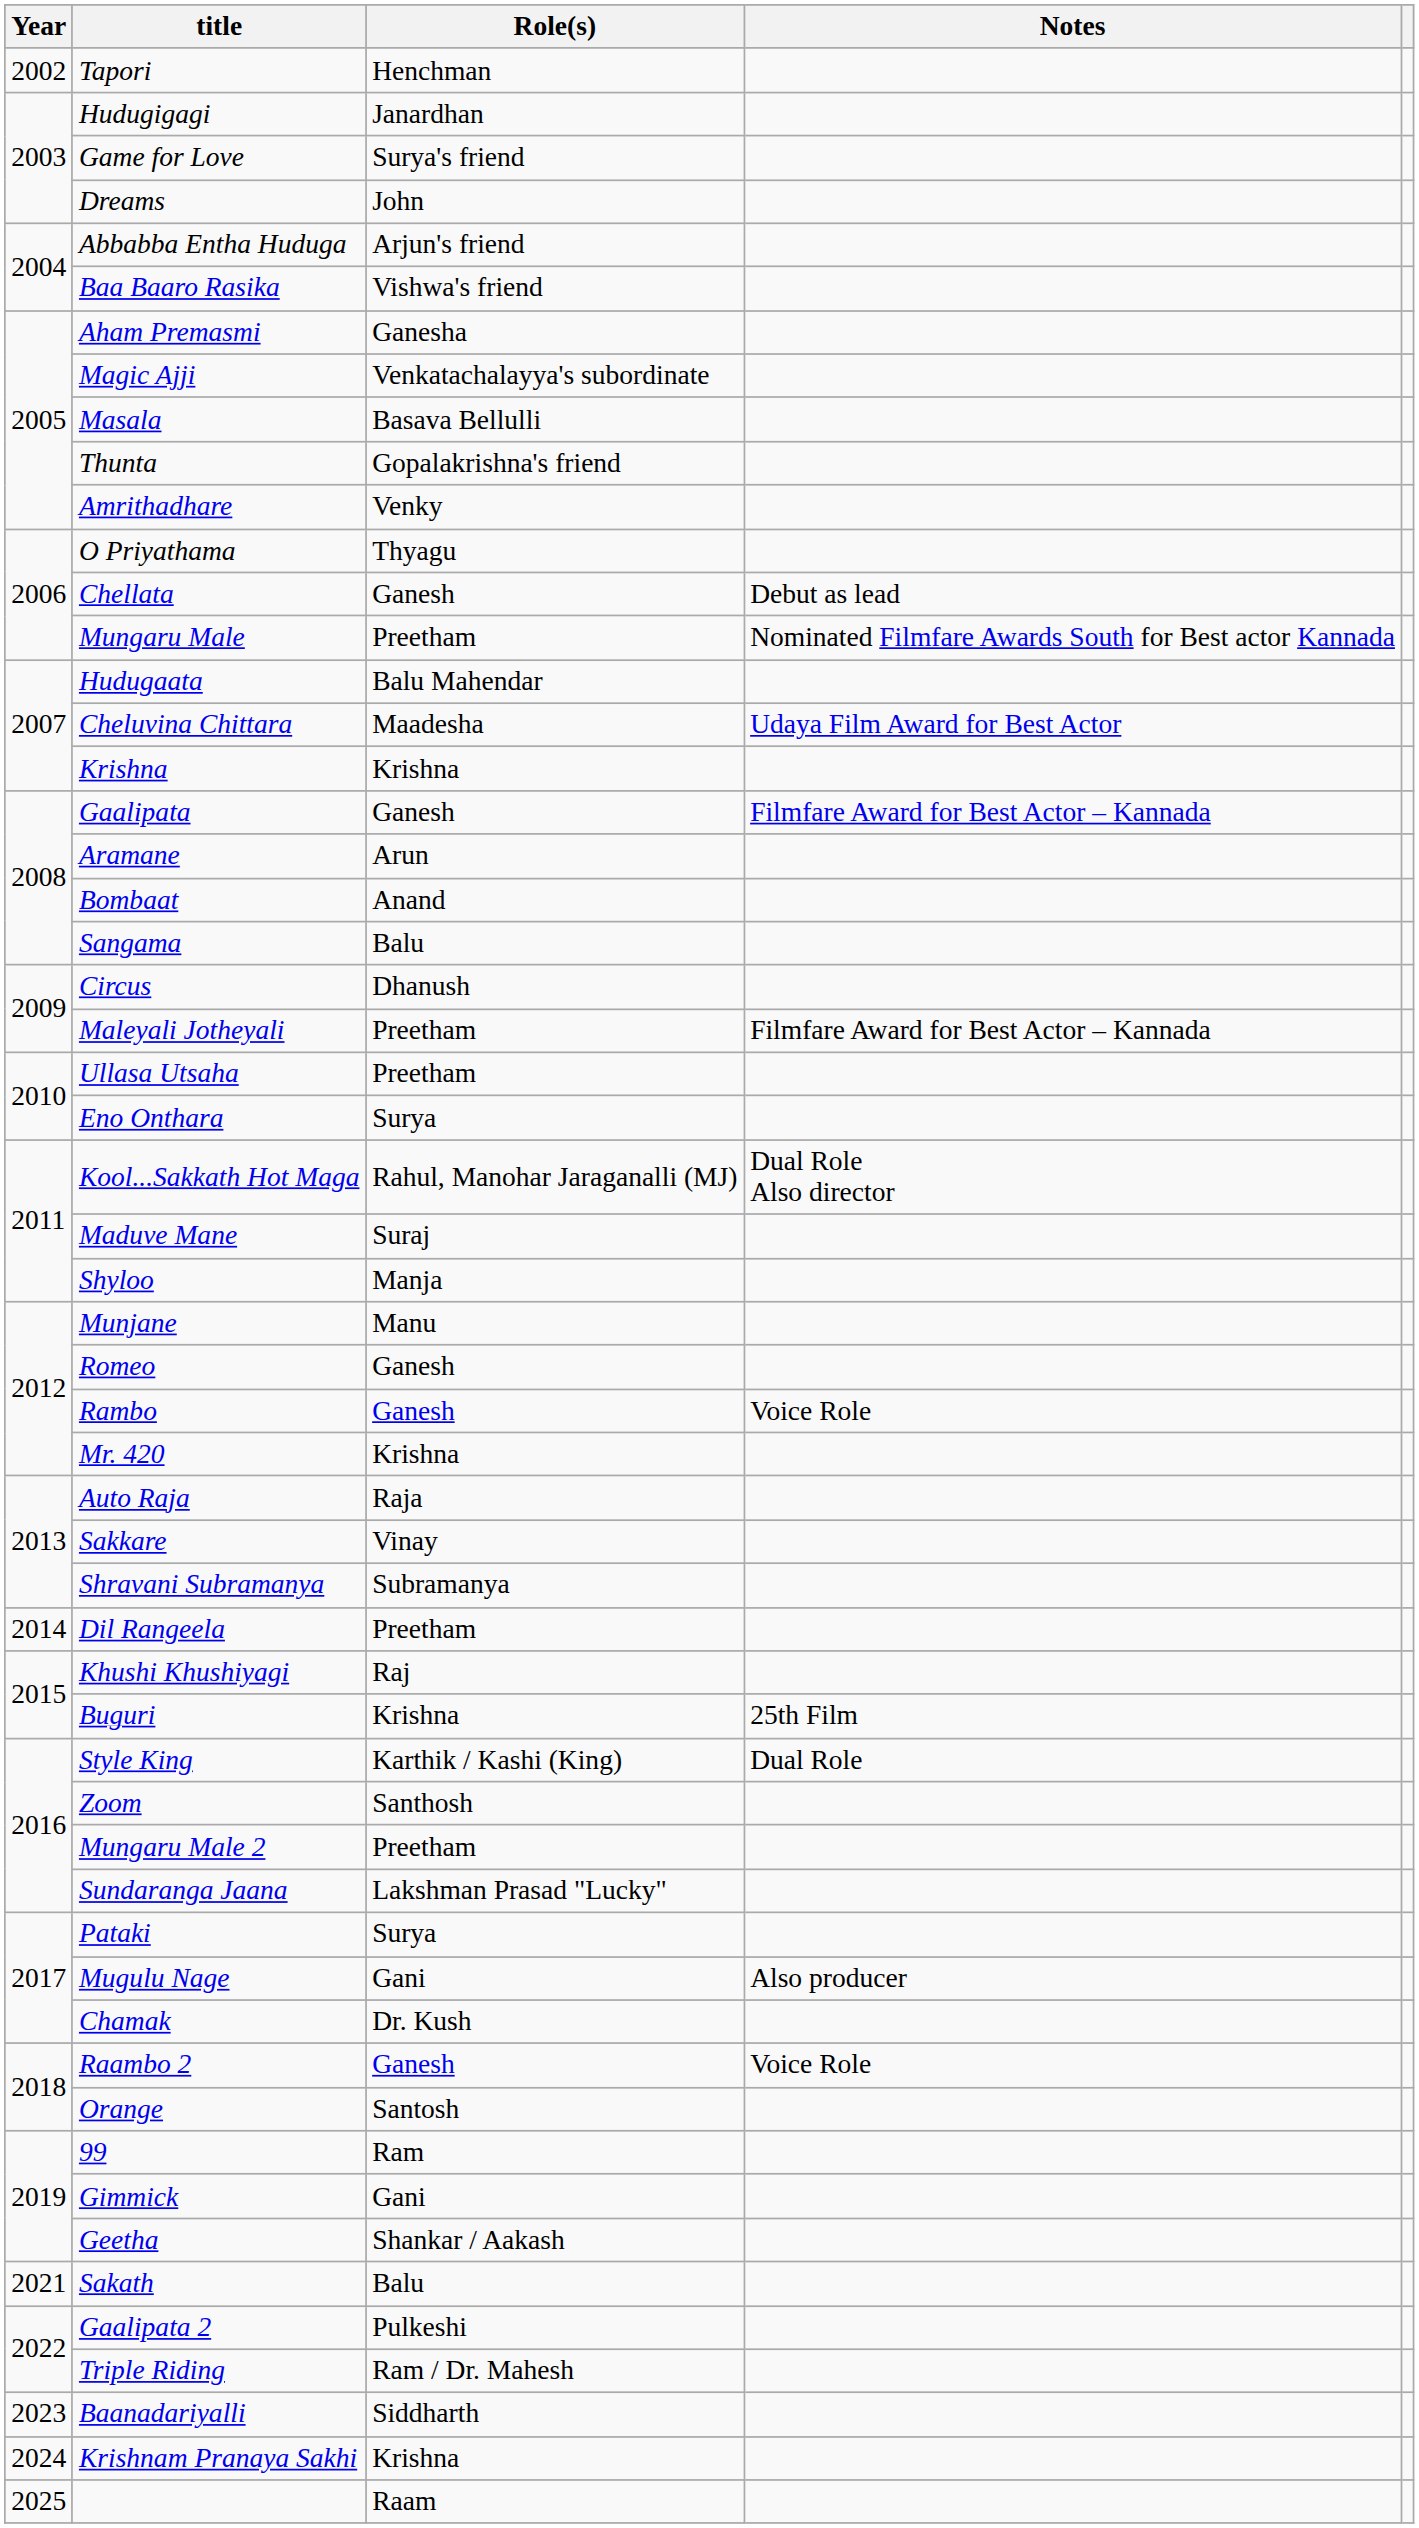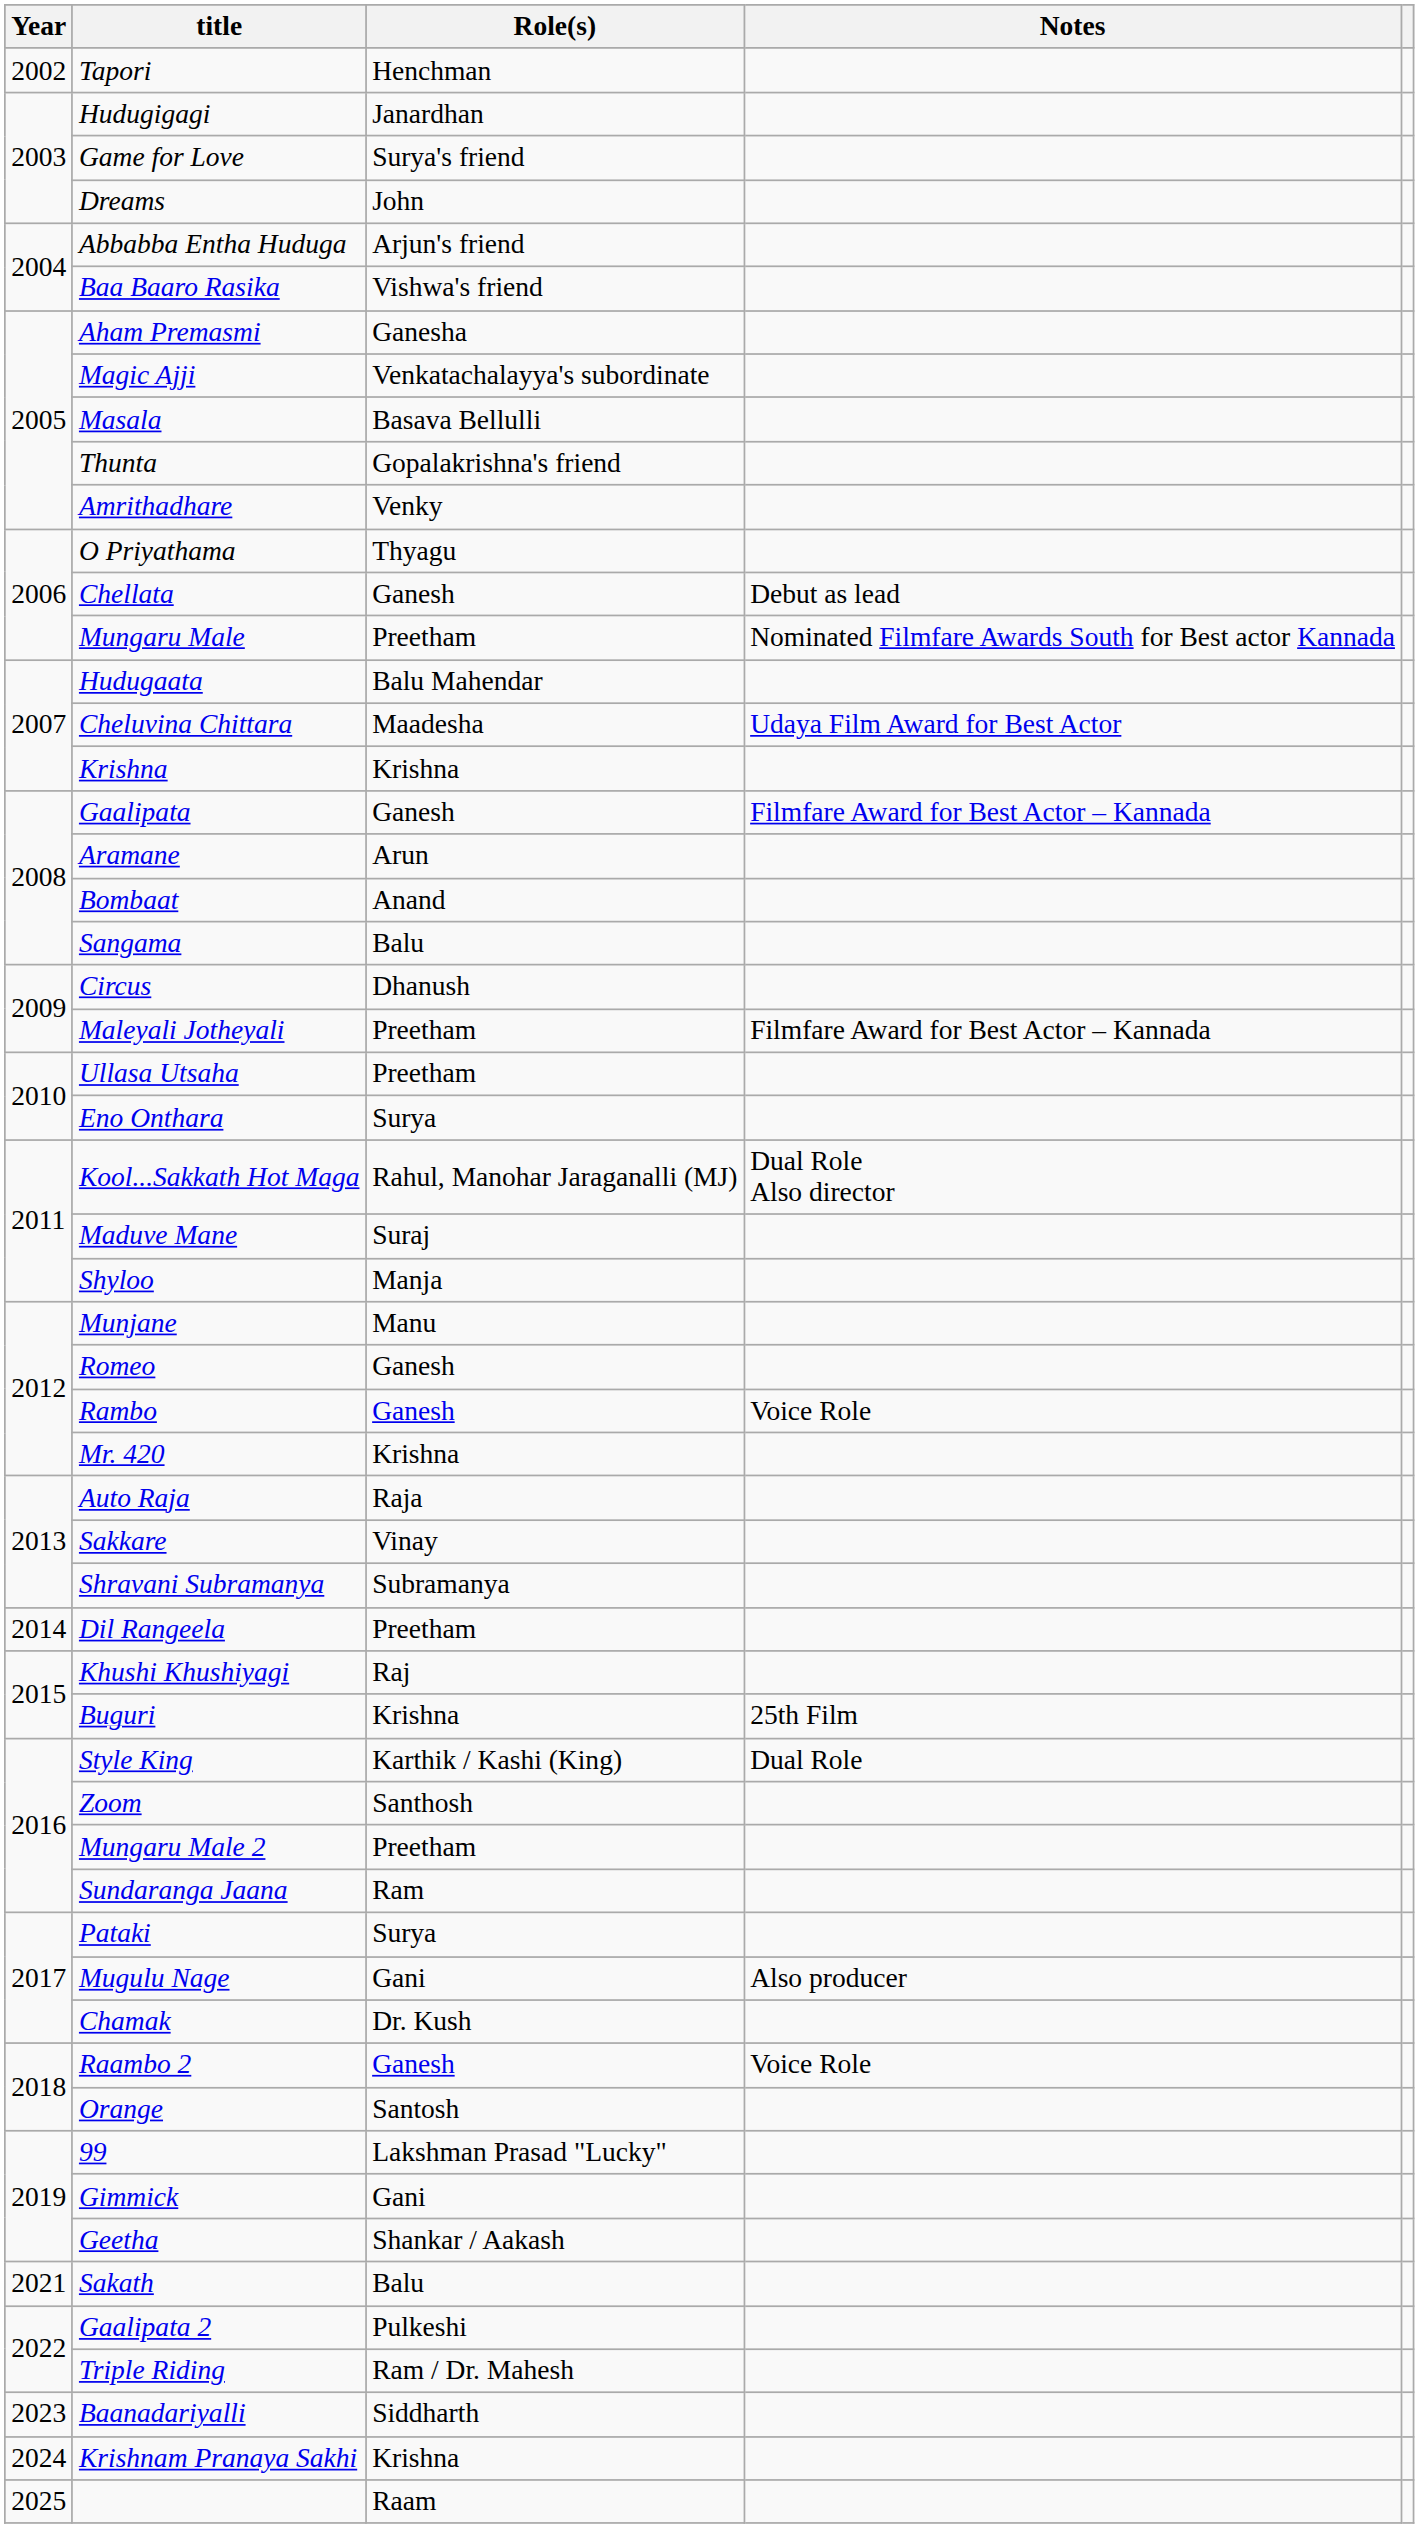(519, 1890) Lakshman Prasad "Lucky" -> (398, 1890) Ram
(398, 2152) Ram -> (519, 2152) Lakshman Prasad "Lucky"
